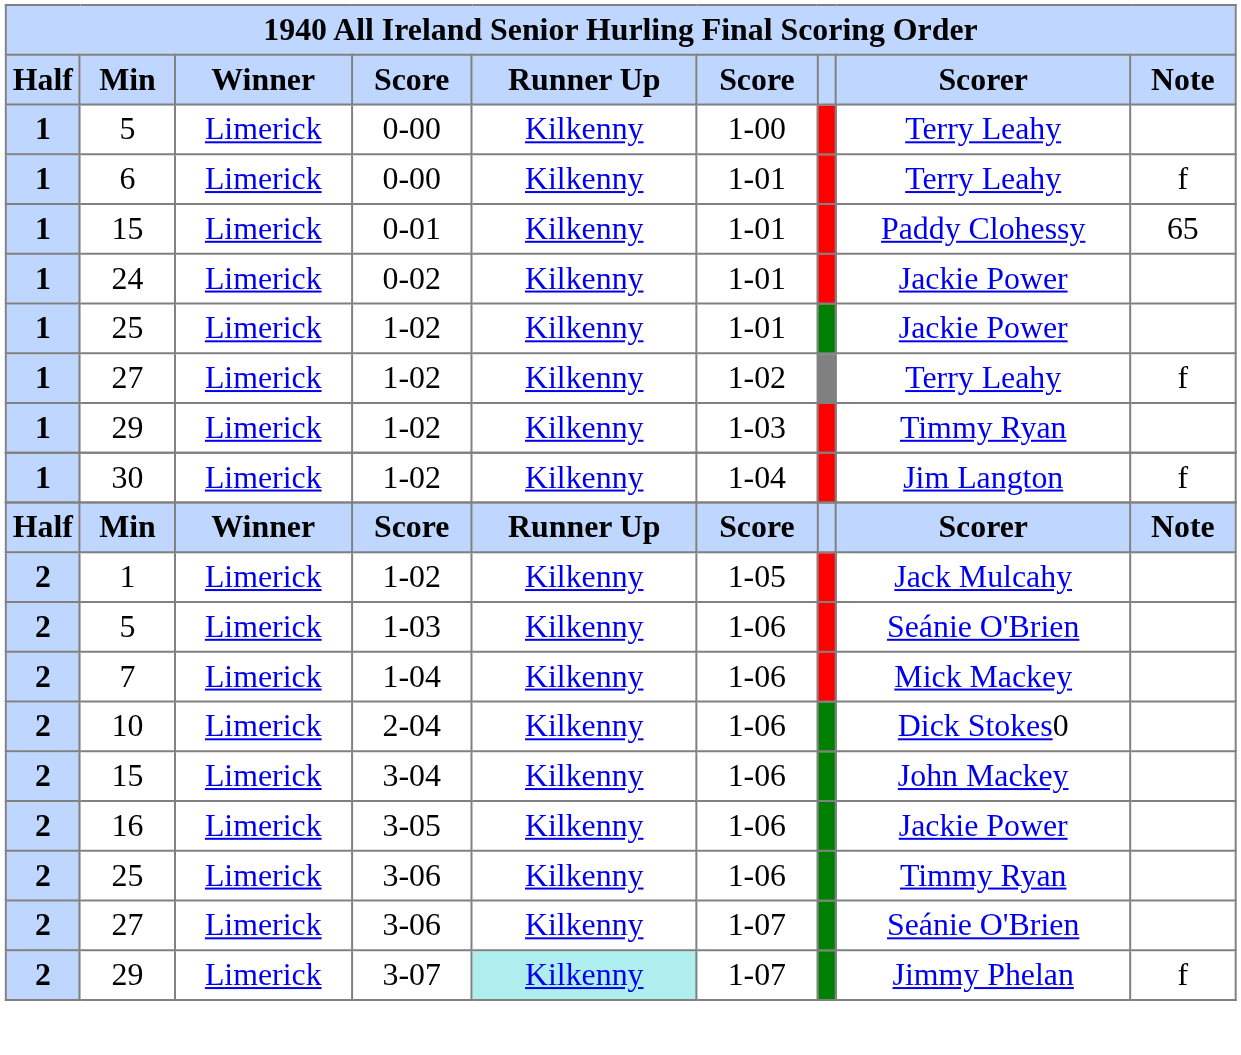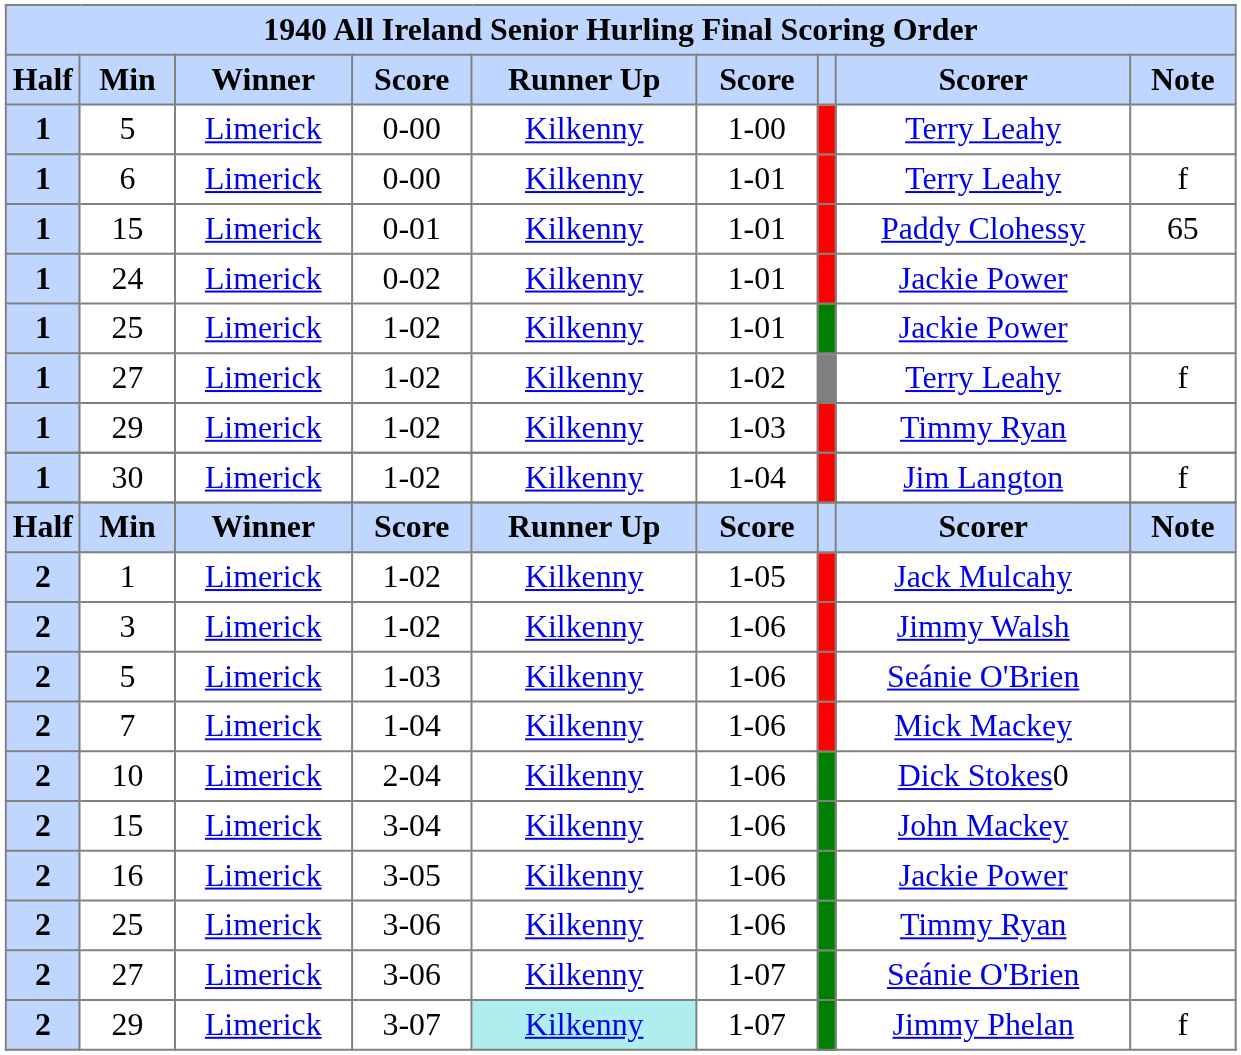+ row: (128, 626)
